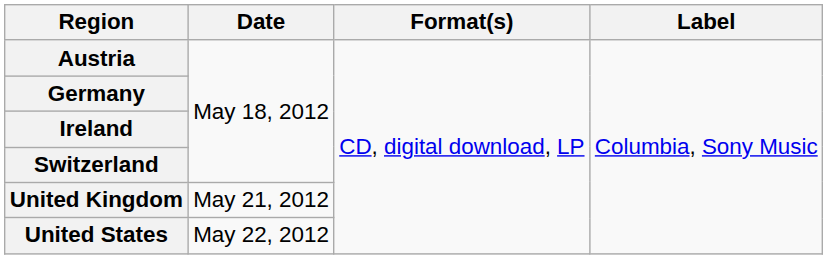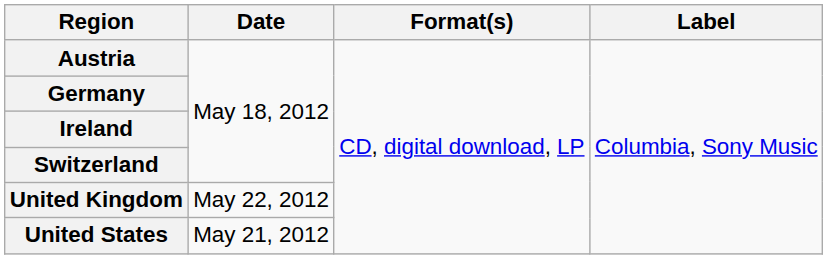(261, 199) May 21, 2012 -> (261, 199) May 22, 2012
(261, 235) May 22, 2012 -> (261, 235) May 21, 2012
